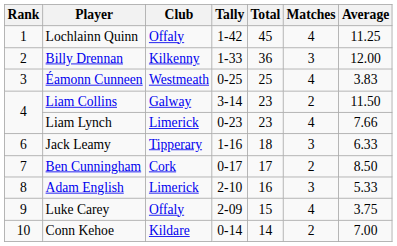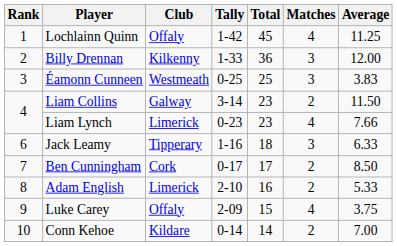(311, 79) 4 -> (311, 79) 3
(311, 187) 3 -> (311, 187) 2
